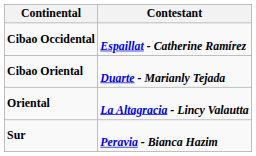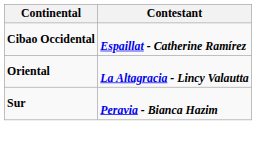- row: (45, 71)
